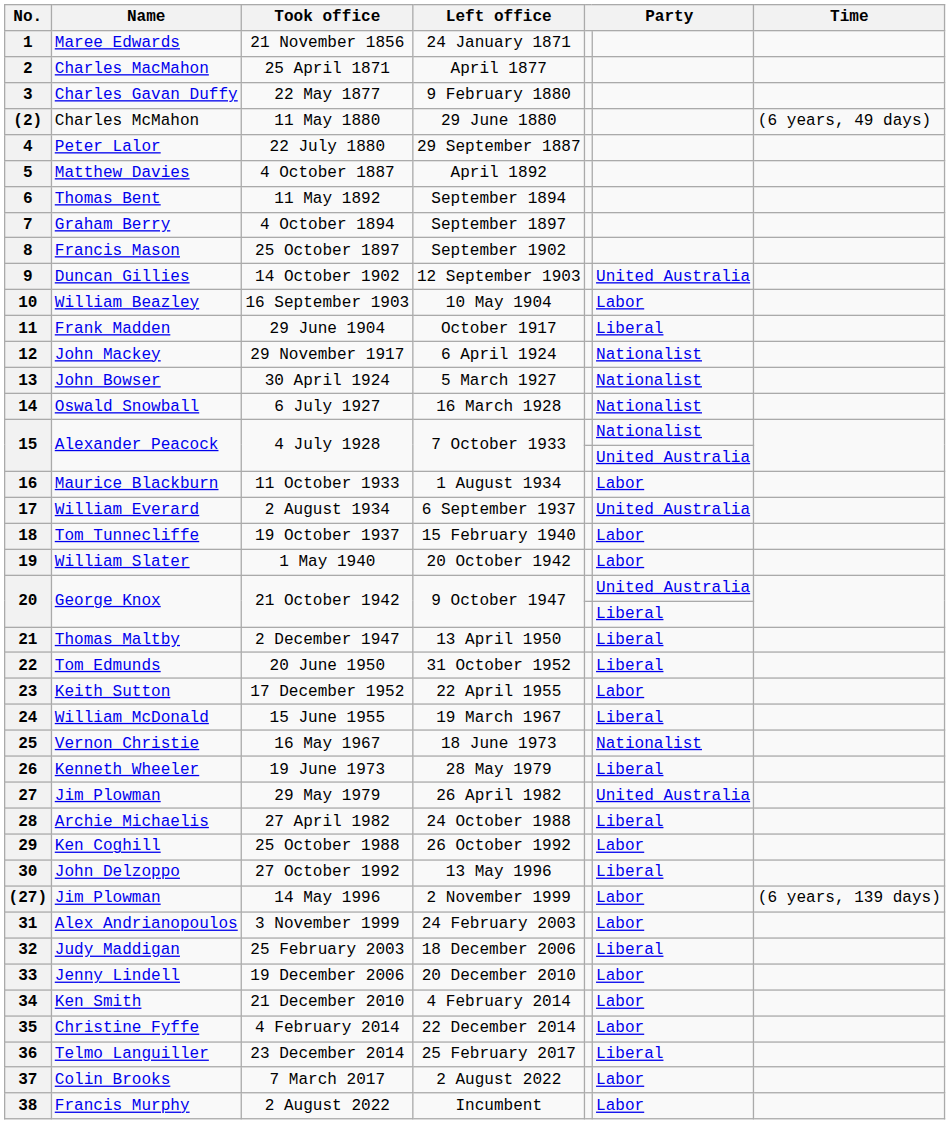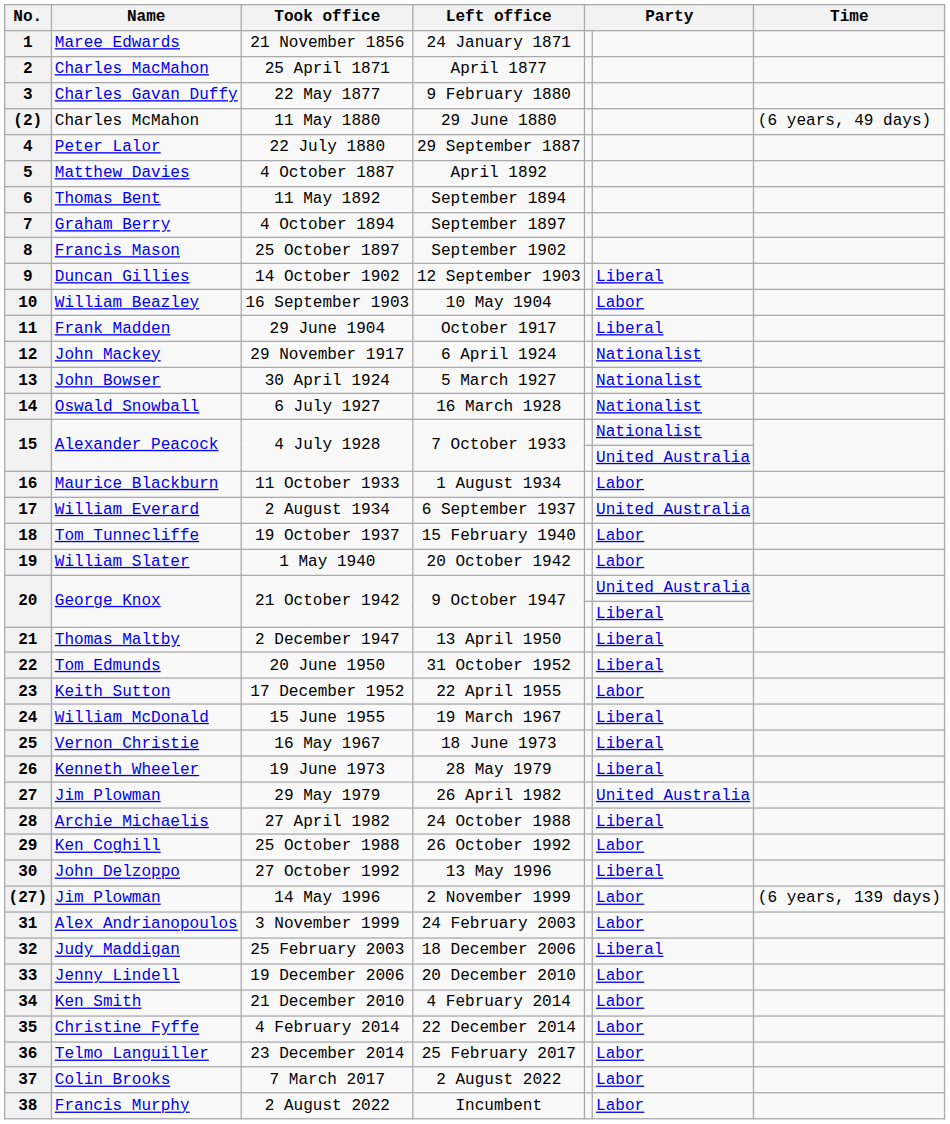(673, 277) United Australia -> (630, 277) Liberal
(649, 744) Nationalist -> (630, 744) Liberal
(630, 1055) Liberal -> (620, 1055) Labor
